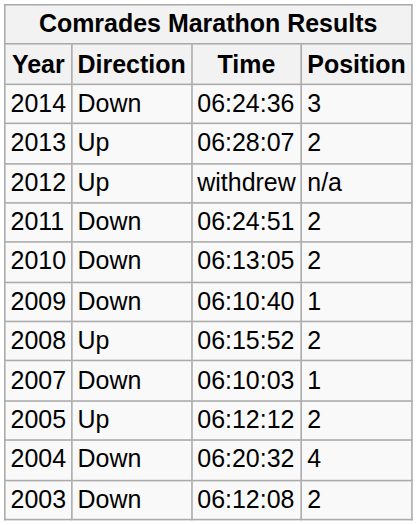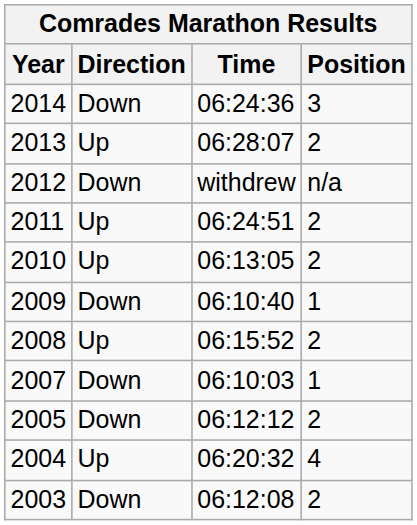(94, 182) Up -> (109, 182) Down
(109, 222) Down -> (94, 222) Up
(109, 261) Down -> (94, 261) Up
(94, 420) Up -> (109, 420) Down
(109, 459) Down -> (94, 459) Up
